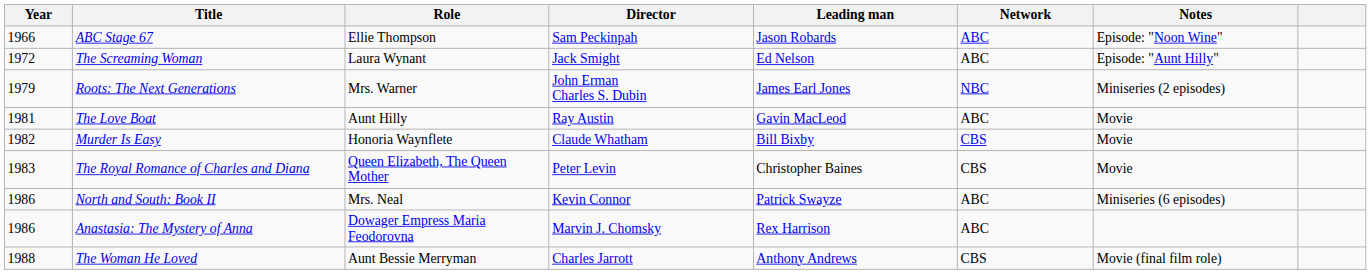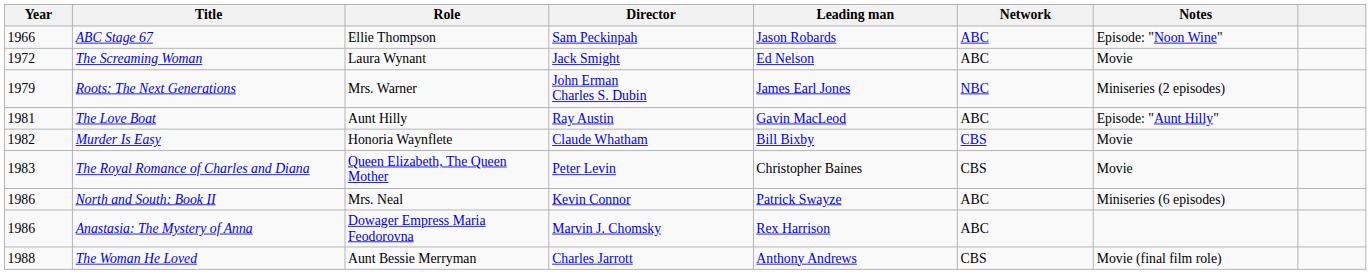(1158, 59) Episode: "Aunt Hilly" -> (1115, 59) Movie
(1115, 118) Movie -> (1158, 118) Episode: "Aunt Hilly"
